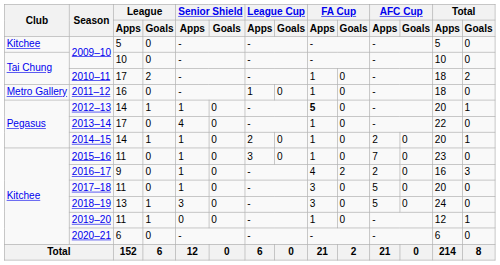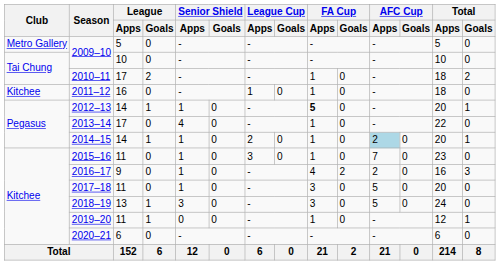(23, 44) Kitchee -> (37, 44) Metro Gallery
(37, 92) Metro Gallery -> (23, 92) Kitchee
(375, 140) no background -> (375, 140) lightblue background
